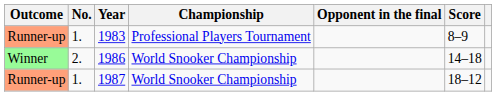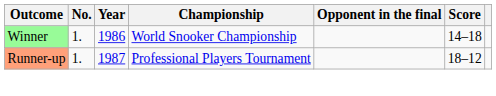- row: (112, 36)
(77, 58) 2. -> (77, 36) 1.
(214, 79) World Snooker Championship -> (221, 58) Professional Players Tournament
